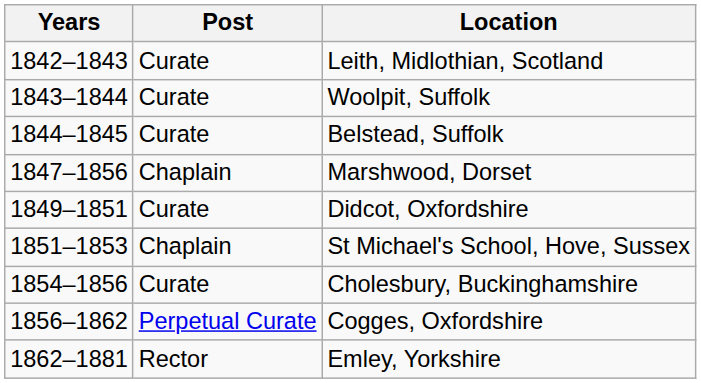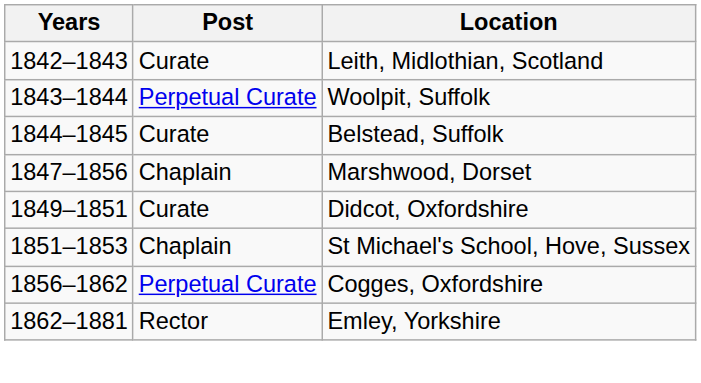(174, 97) Curate -> (228, 97) Perpetual Curate
- row: (483, 284)
